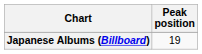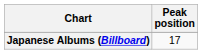(175, 40) 19 -> (175, 40) 17
